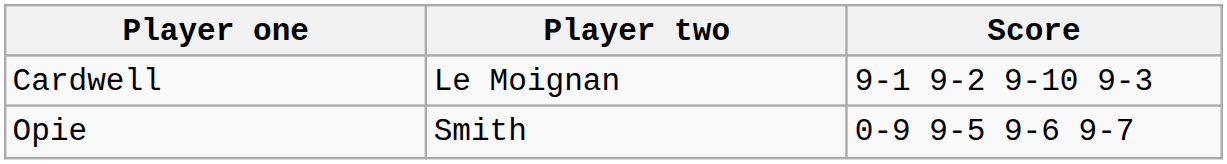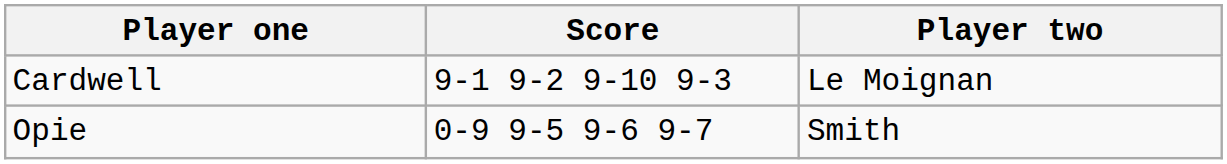columns swapped: (637, 31) <-> (1034, 31)
